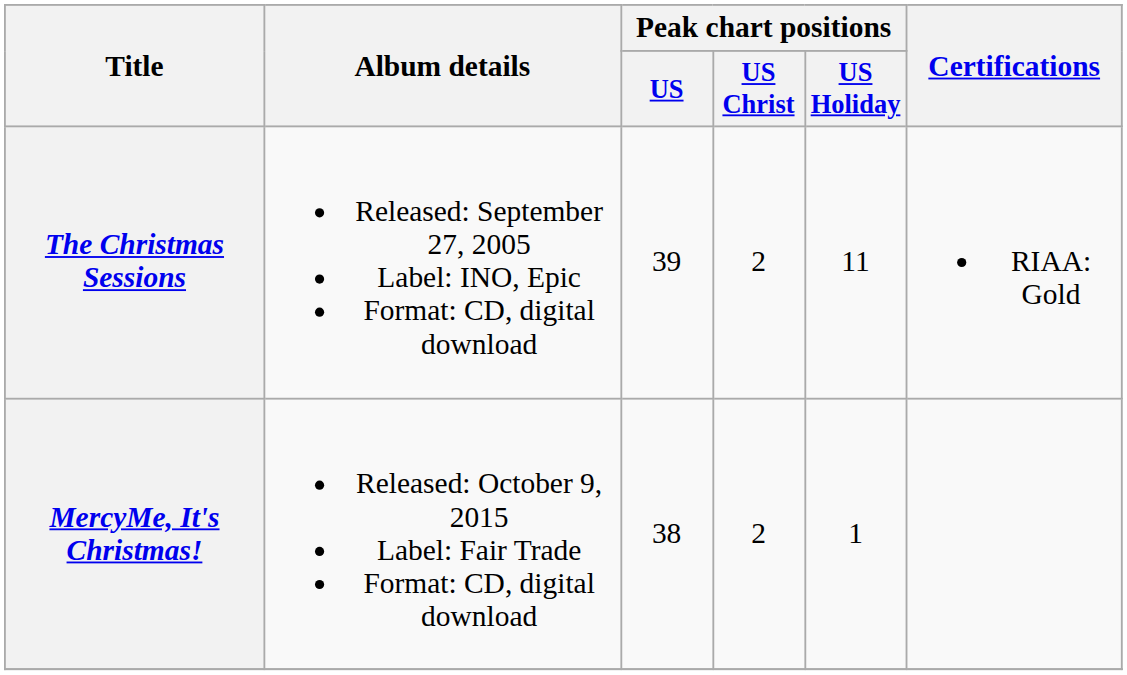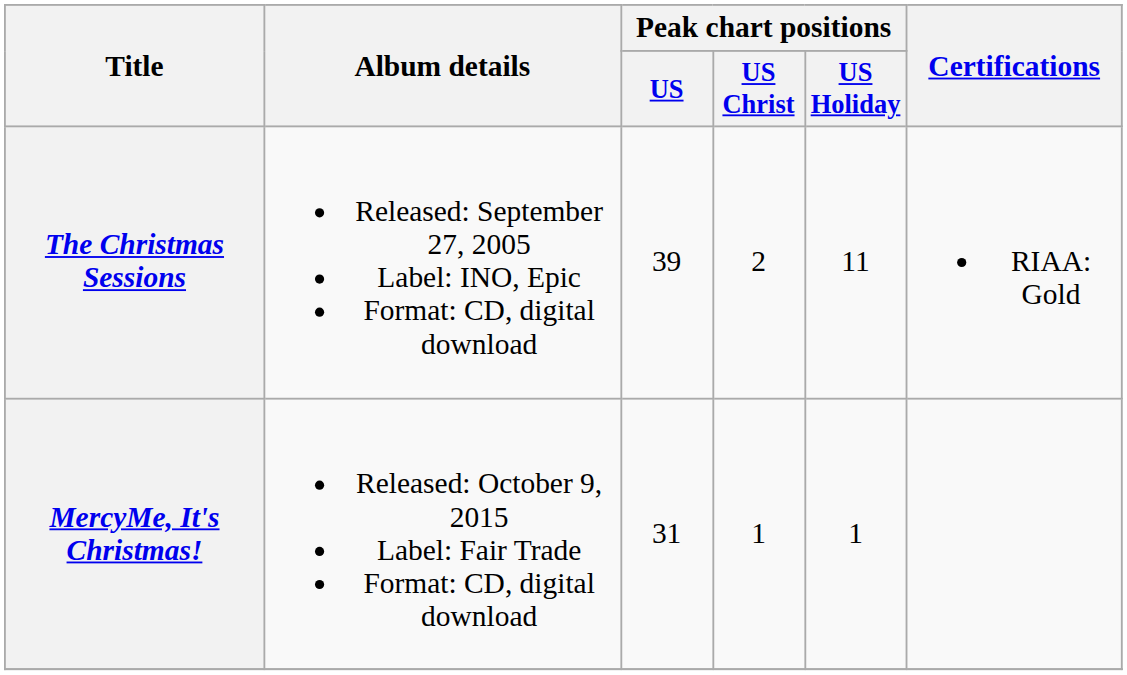(667, 532) 38 -> (667, 532) 31
(758, 532) 2 -> (758, 532) 1
